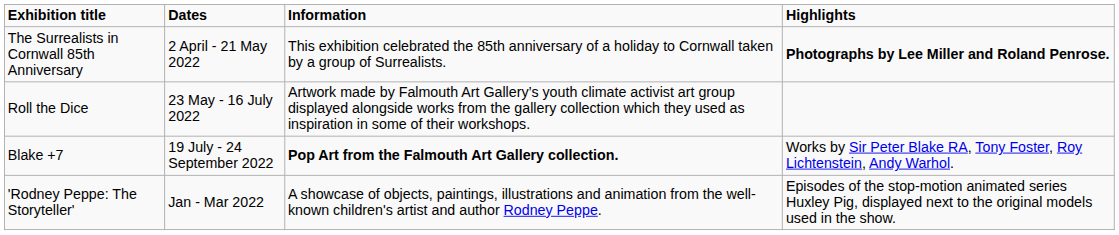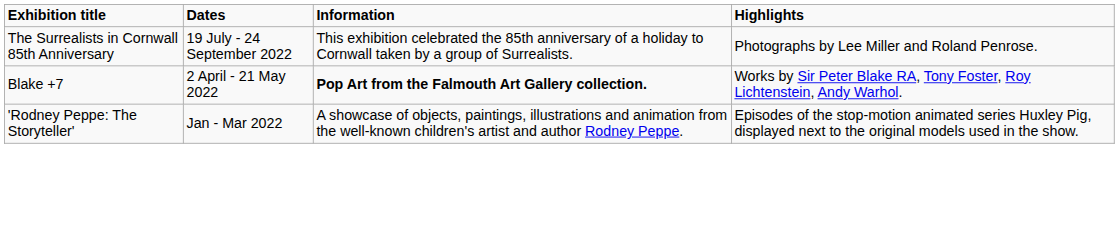(218, 54) 2 April - 21 May 2022 -> (239, 46) 19 July - 24 September 2022
(948, 54) bold -> (886, 46) normal
- row: (48, 109)
(221, 155) 19 July - 24 September 2022 -> (236, 84) 2 April - 21 May 2022
